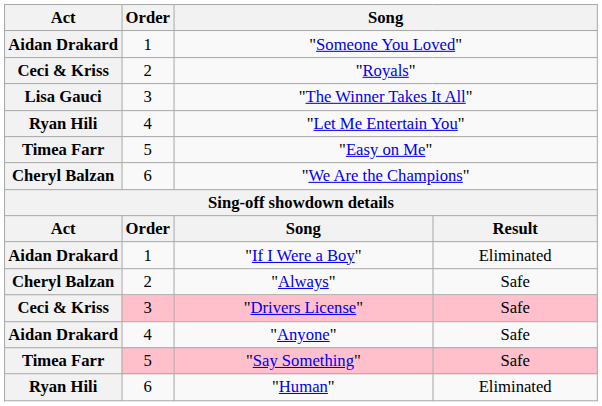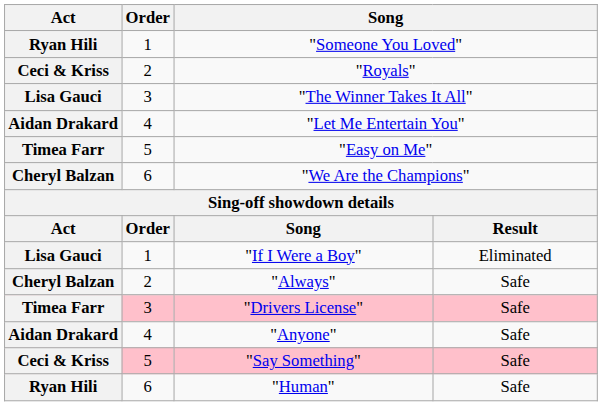(63, 44) Aidan Drakard -> (63, 44) Ryan Hili
(63, 123) Ryan Hili -> (63, 123) Aidan Drakard
(63, 255) Aidan Drakard -> (63, 255) Lisa Gauci
(63, 307) Ceci & Kriss -> (63, 307) Timea Farr
(63, 360) Timea Farr -> (63, 360) Ceci & Kriss
(515, 387) Eliminated -> (515, 387) Safe
